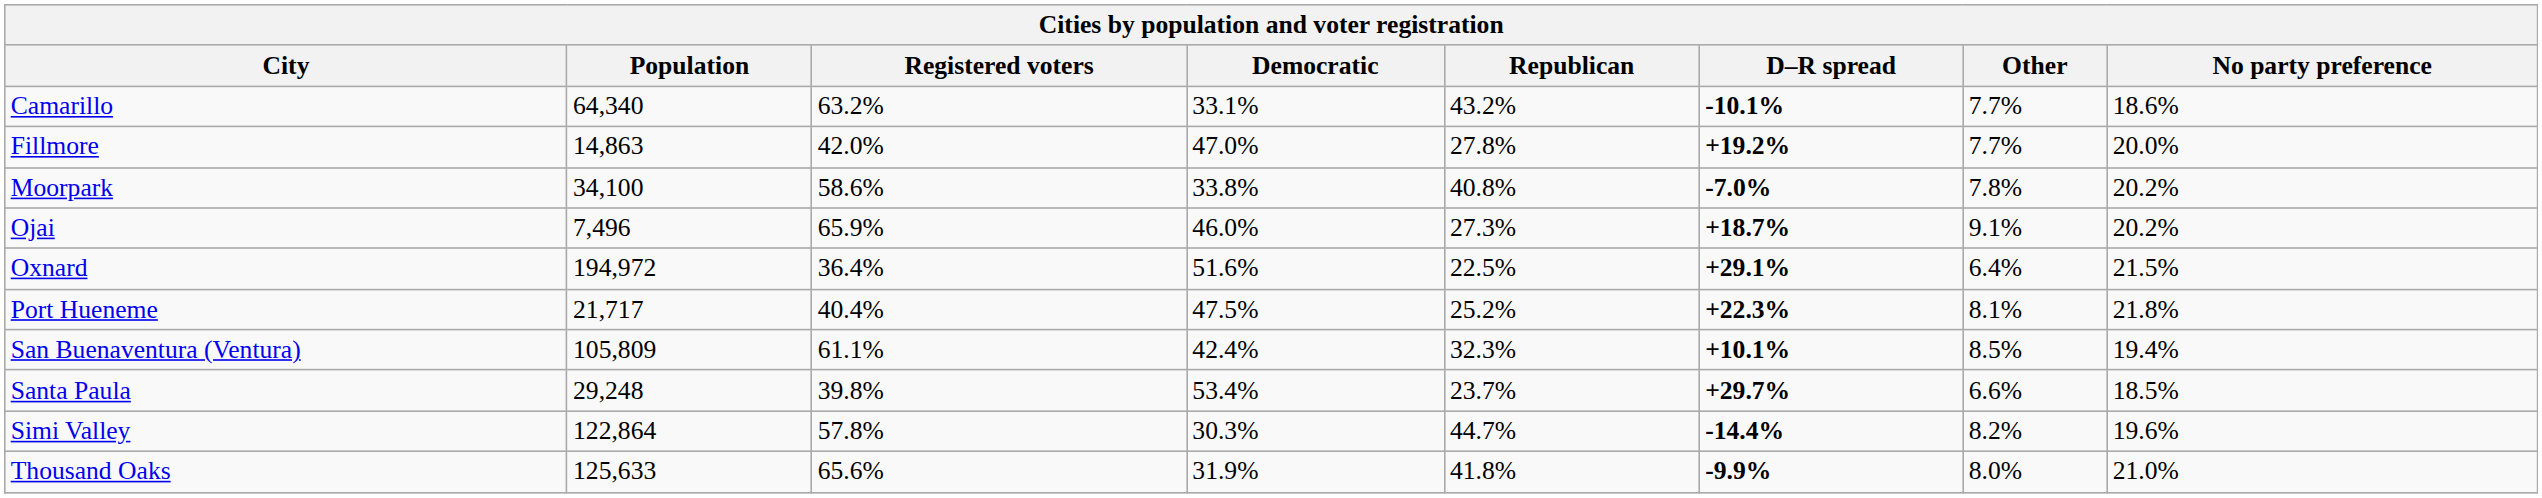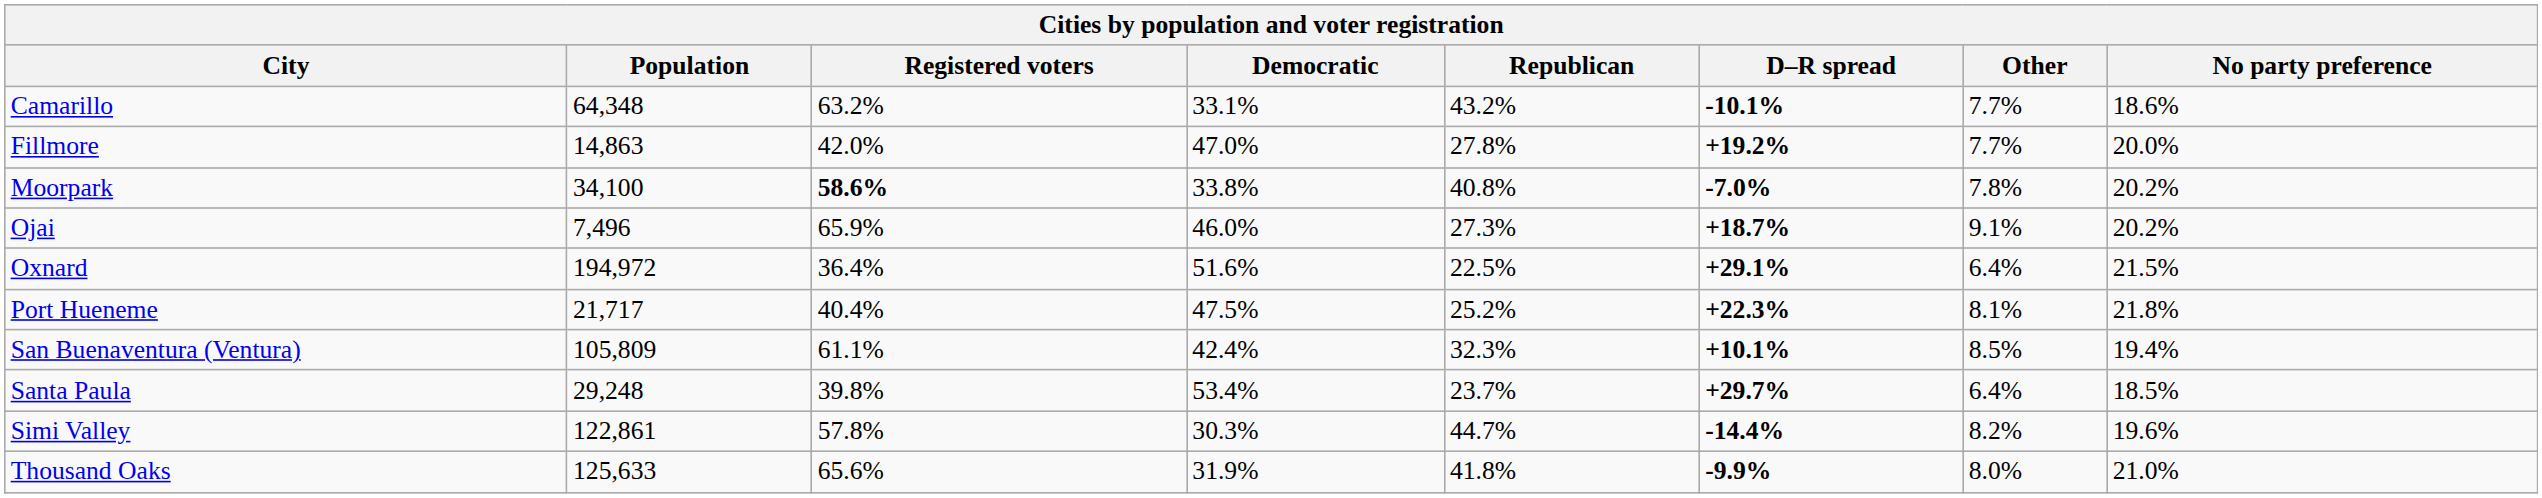(608, 106) 64,340 -> (608, 106) 64,348
(851, 187) normal -> (853, 187) bold
(1995, 390) 6.6% -> (1995, 390) 6.4%
(615, 430) 122,864 -> (615, 430) 122,861
